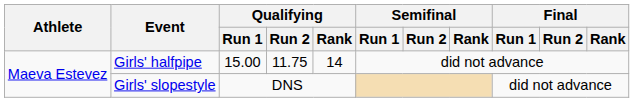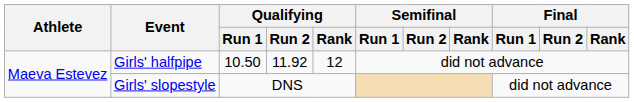(242, 62) 15.00 -> (242, 62) 10.50
(290, 62) 11.75 -> (290, 62) 11.92
(334, 62) 14 -> (334, 62) 12
